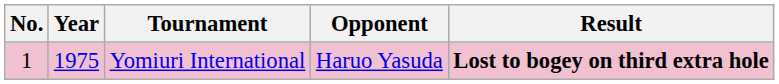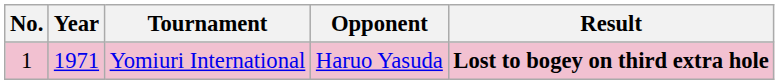(76, 60) 1975 -> (76, 60) 1971
